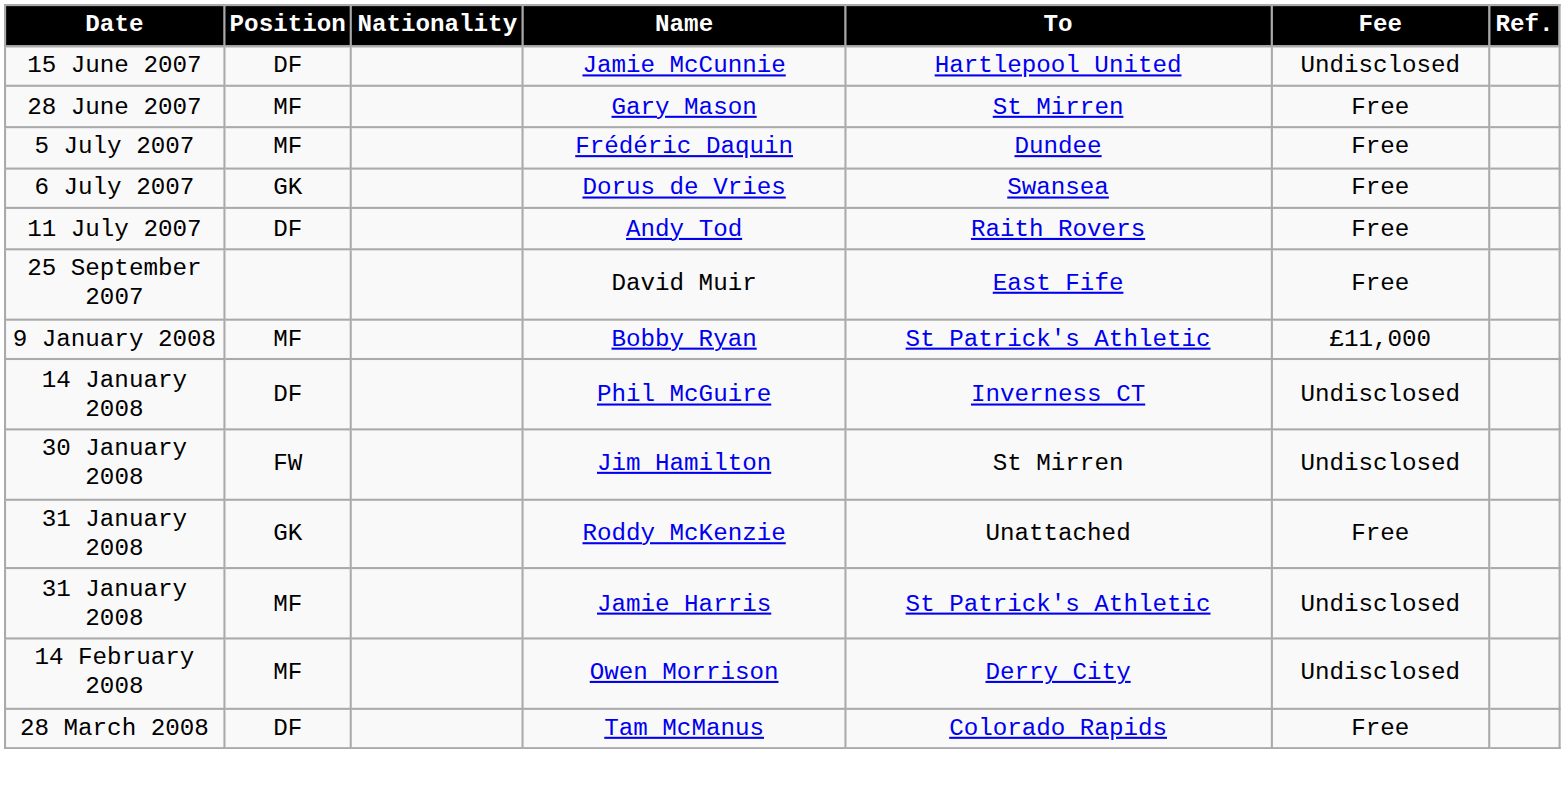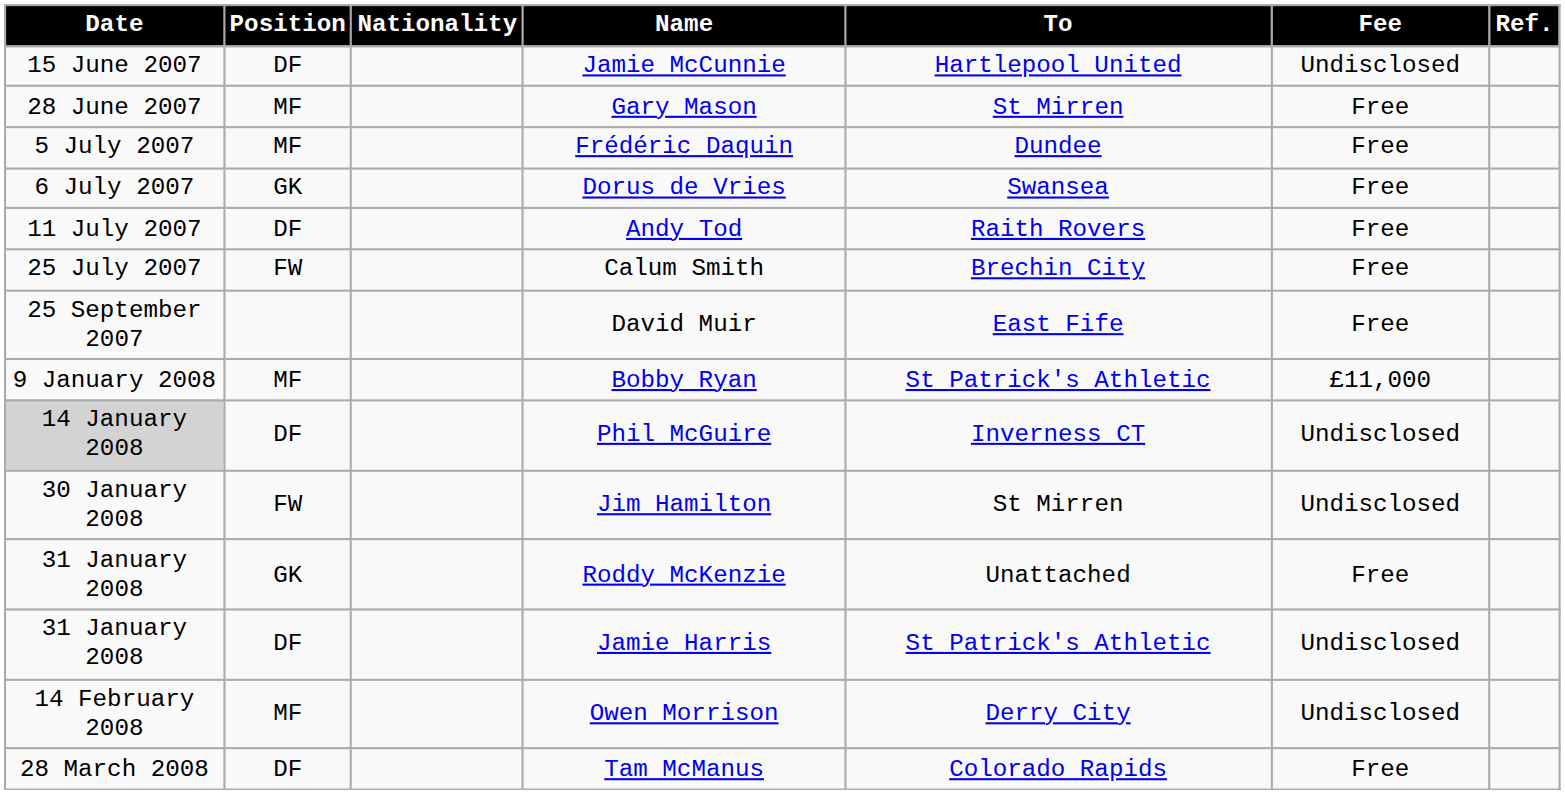+ row: (684, 269)
(114, 394) no background -> (114, 435) lightgrey background
(288, 603) MF -> (288, 644) DF
